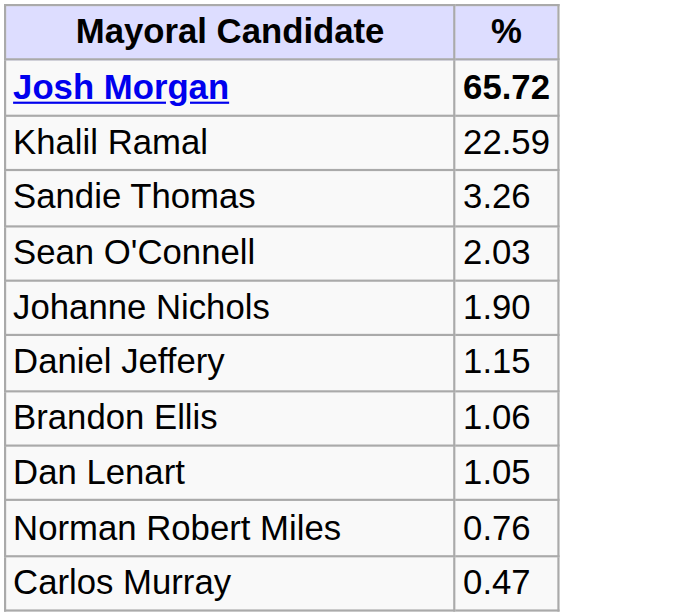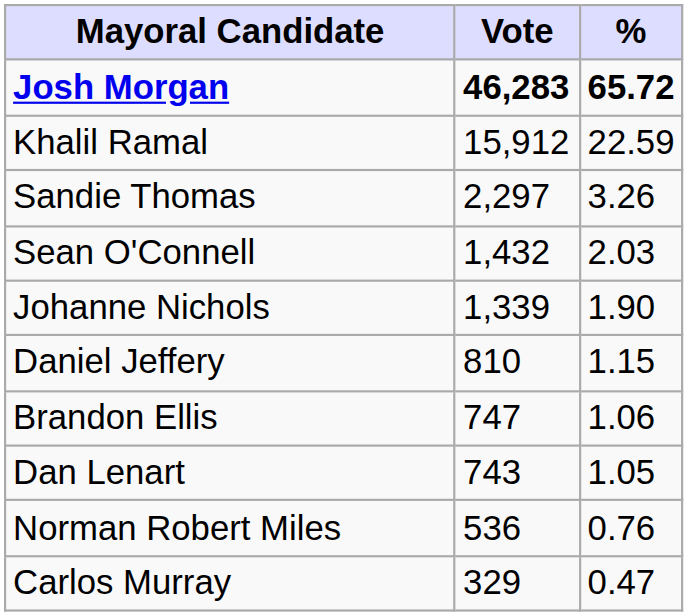+ column: (517, 32)
